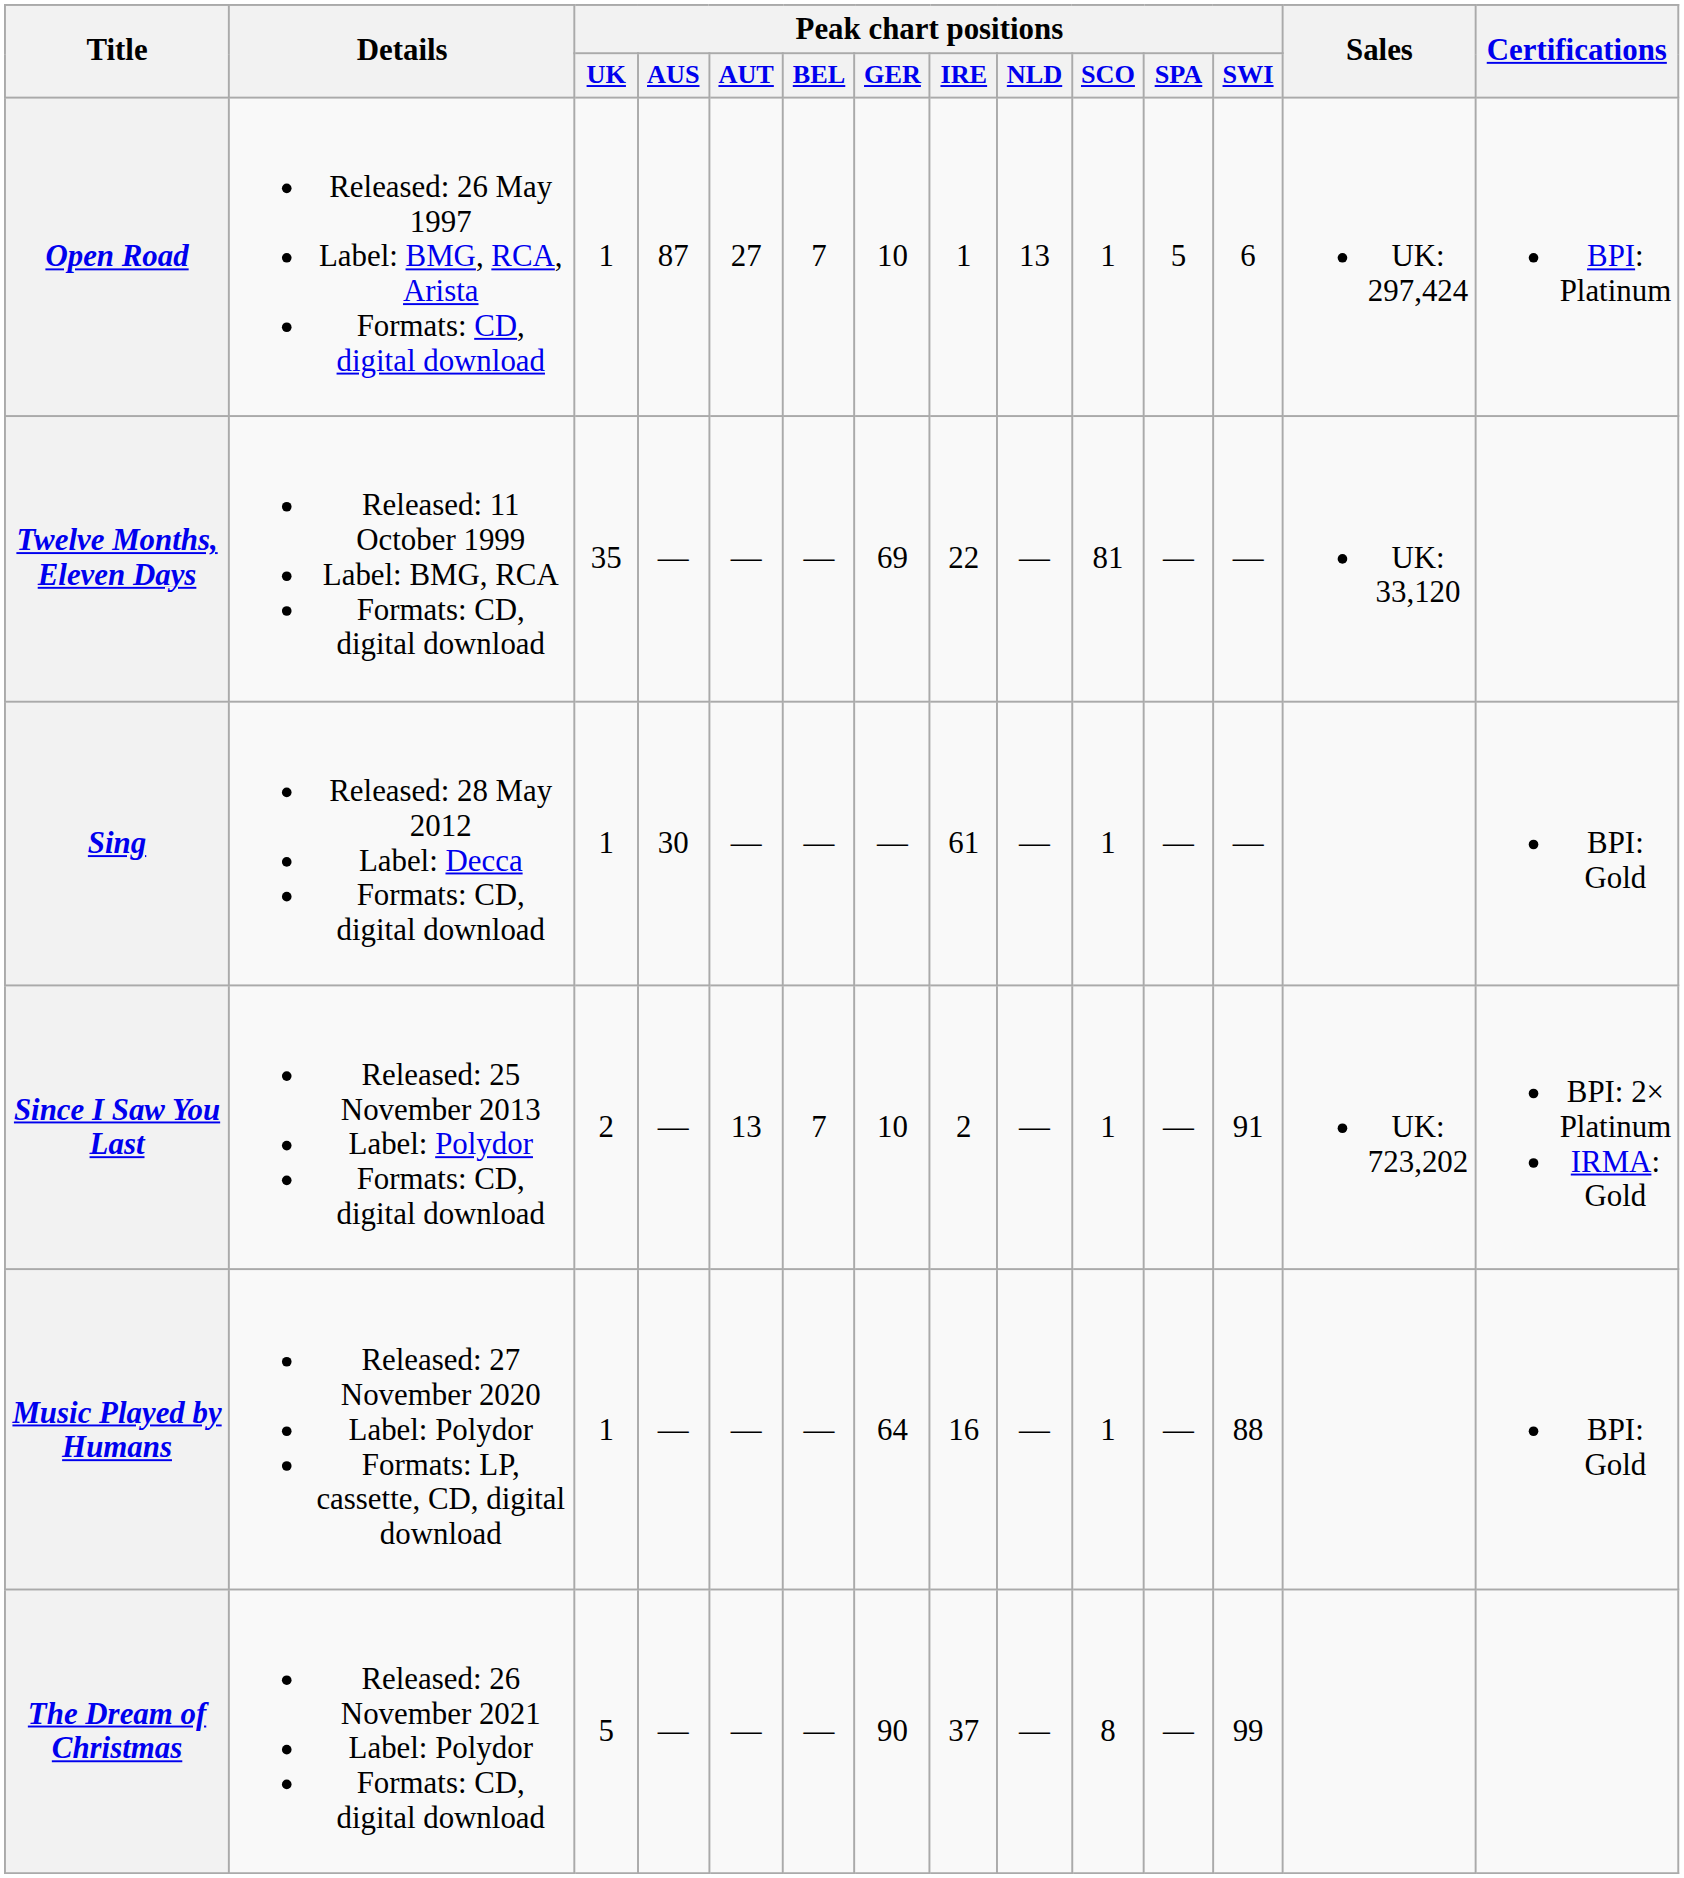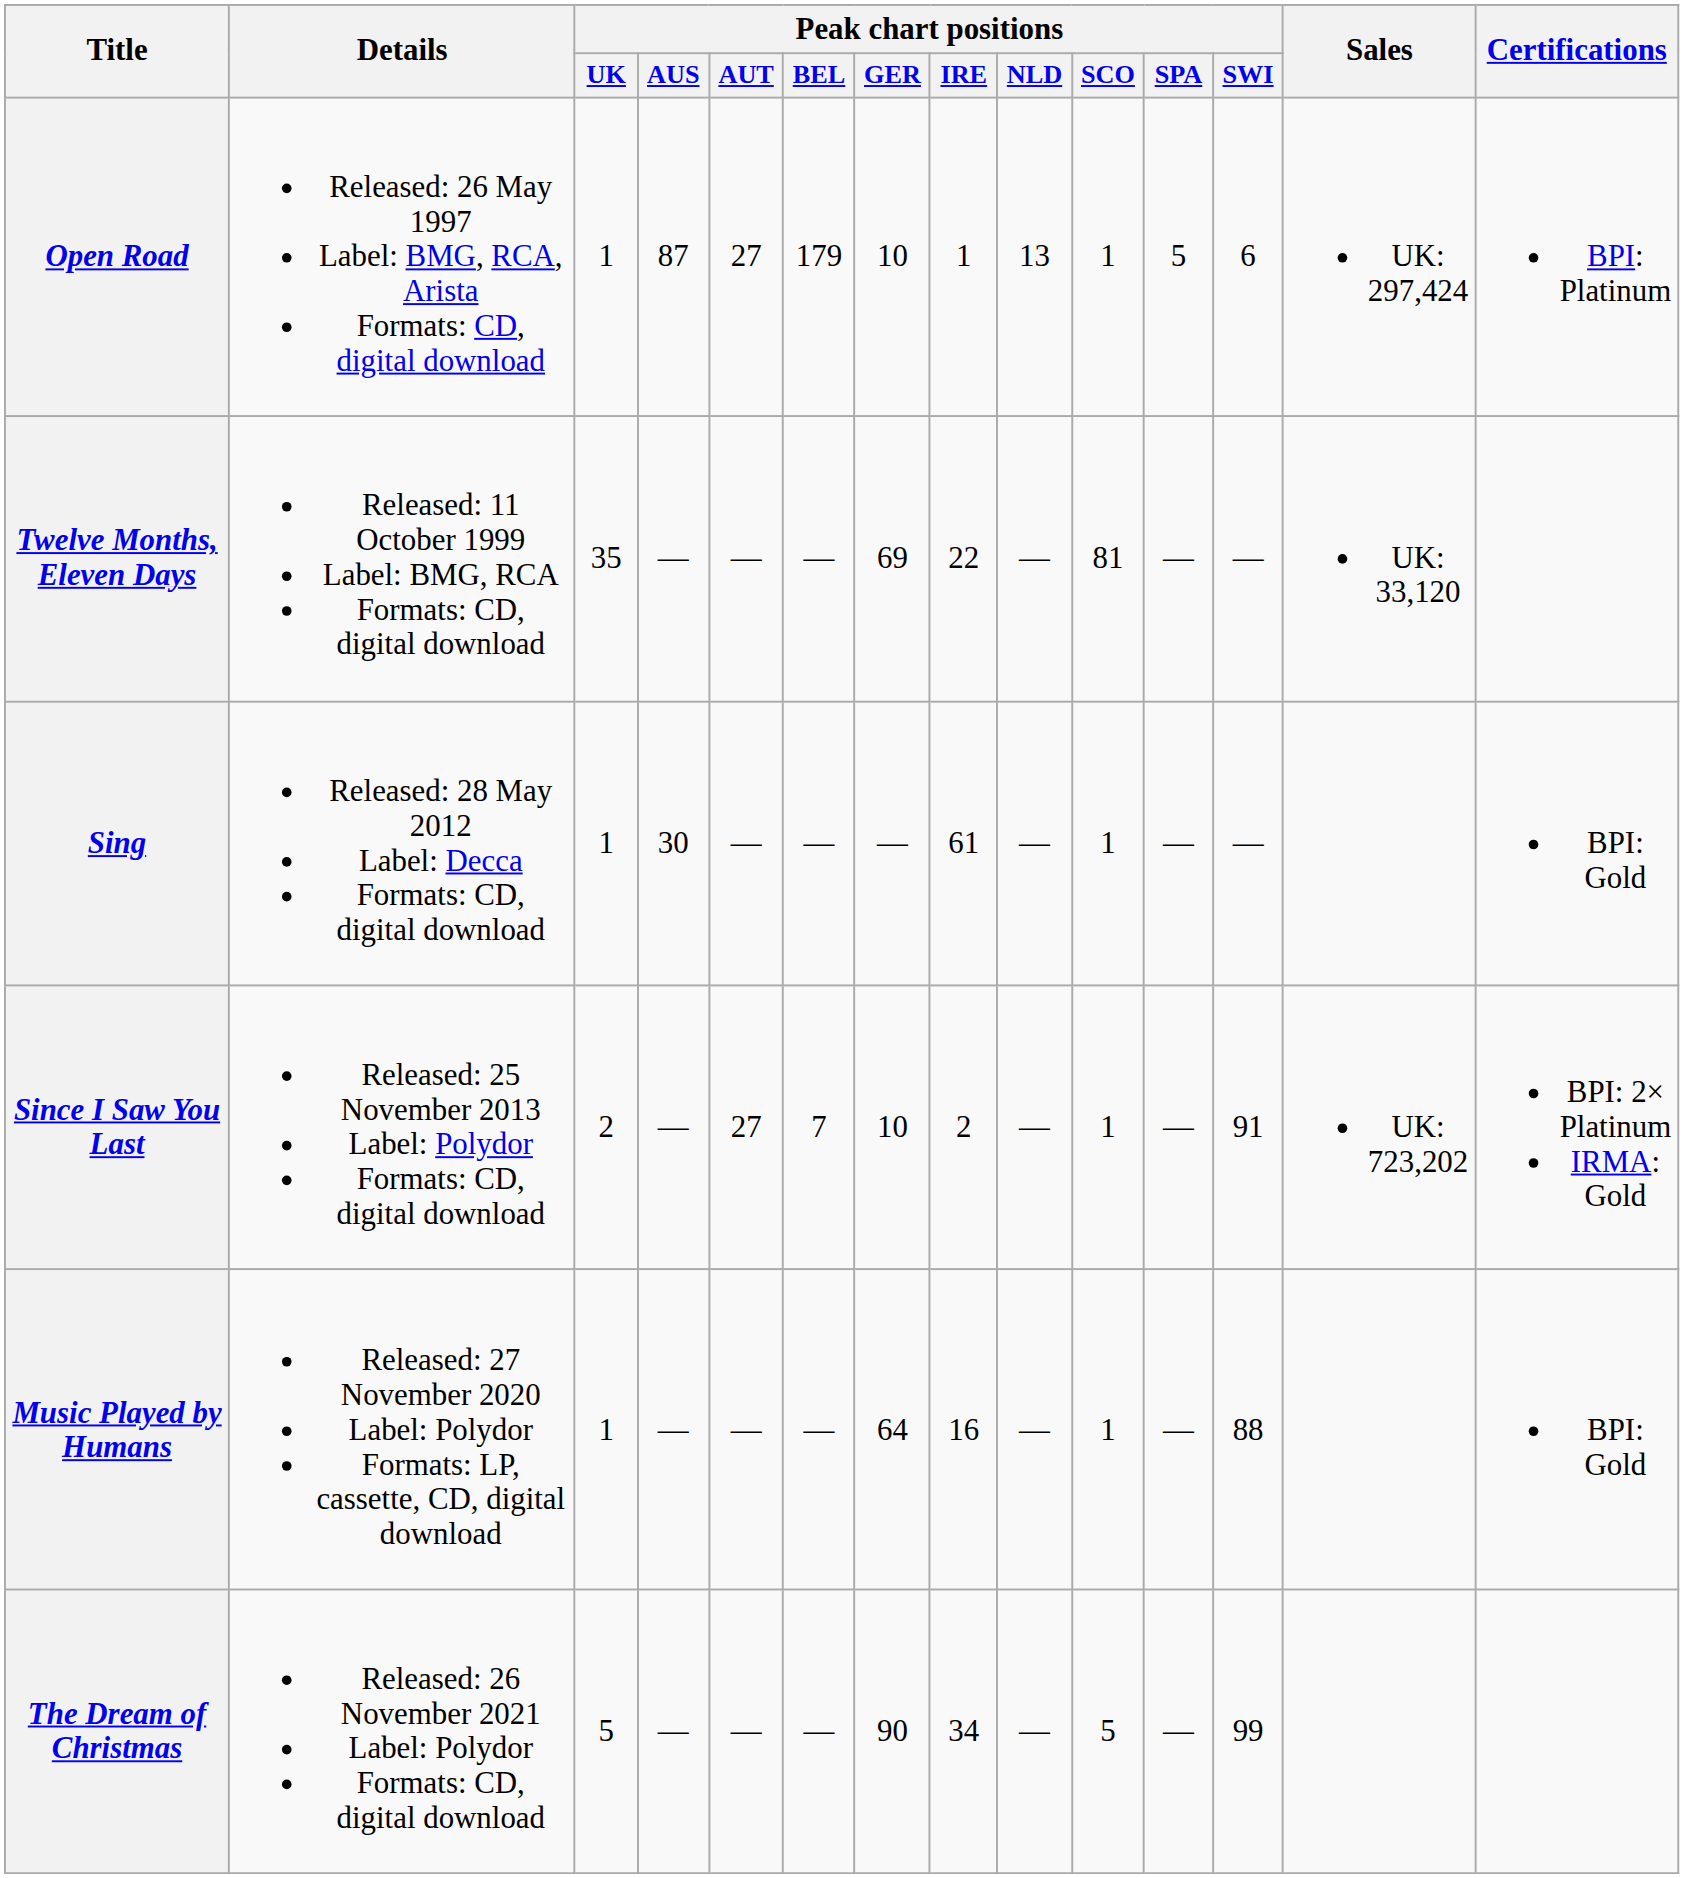(819, 256) 7 -> (819, 256) 179
(746, 1127) 13 -> (746, 1127) 27
(964, 1730) 37 -> (964, 1730) 34
(1108, 1730) 8 -> (1108, 1730) 5
